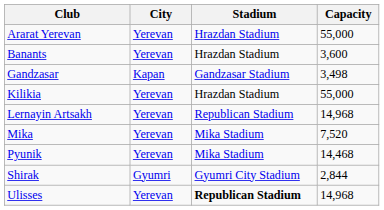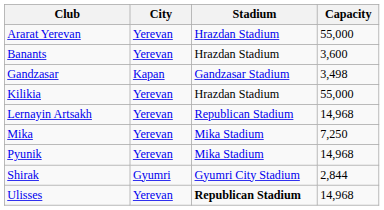(334, 135) 7,520 -> (334, 135) 7,250
(337, 155) 14,468 -> (337, 155) 14,968
